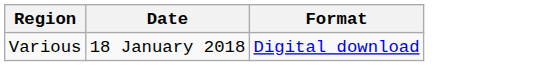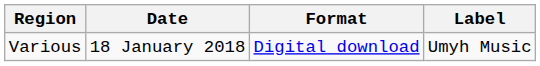+ column: (480, 19)
